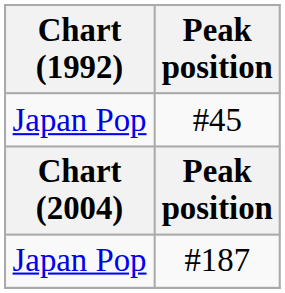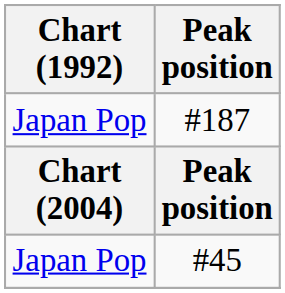rows swapped: (217, 119) <-> (217, 260)
